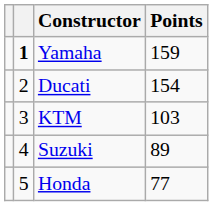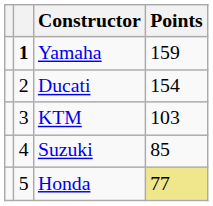(160, 150) 89 -> (160, 150) 85
(160, 183) no background -> (160, 183) khaki background
